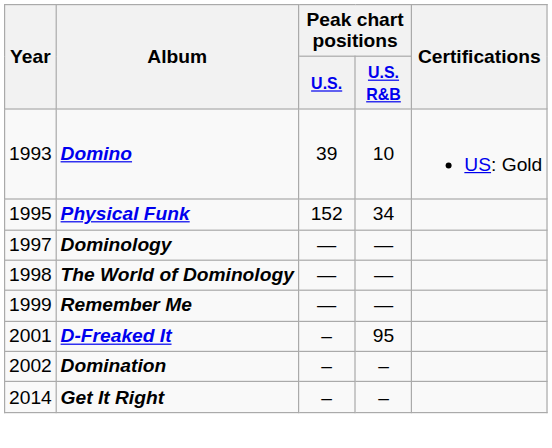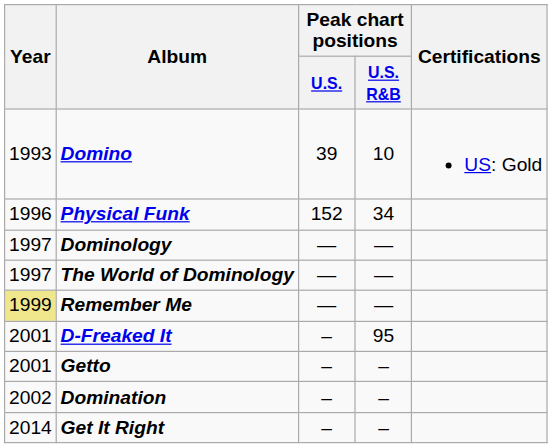(30, 214) 1995 -> (30, 214) 1996
(30, 275) 1998 -> (30, 275) 1997
(30, 305) no background -> (30, 305) khaki background
+ row: (86, 366)
